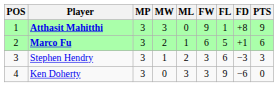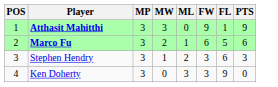- column: (242, 12)
